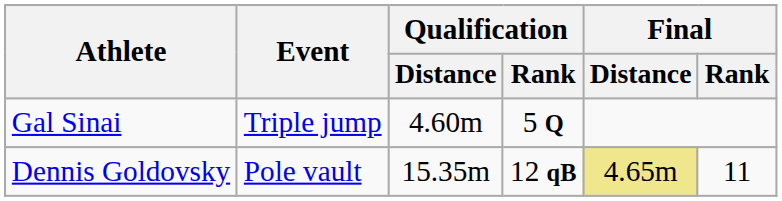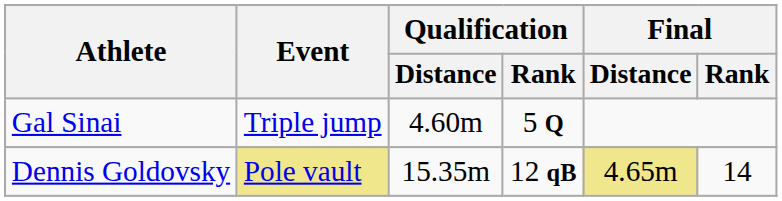(303, 171) no background -> (303, 171) khaki background
(737, 171) 11 -> (737, 171) 14
